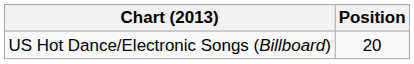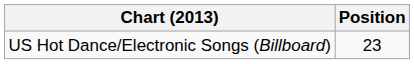(372, 44) 20 -> (372, 44) 23
